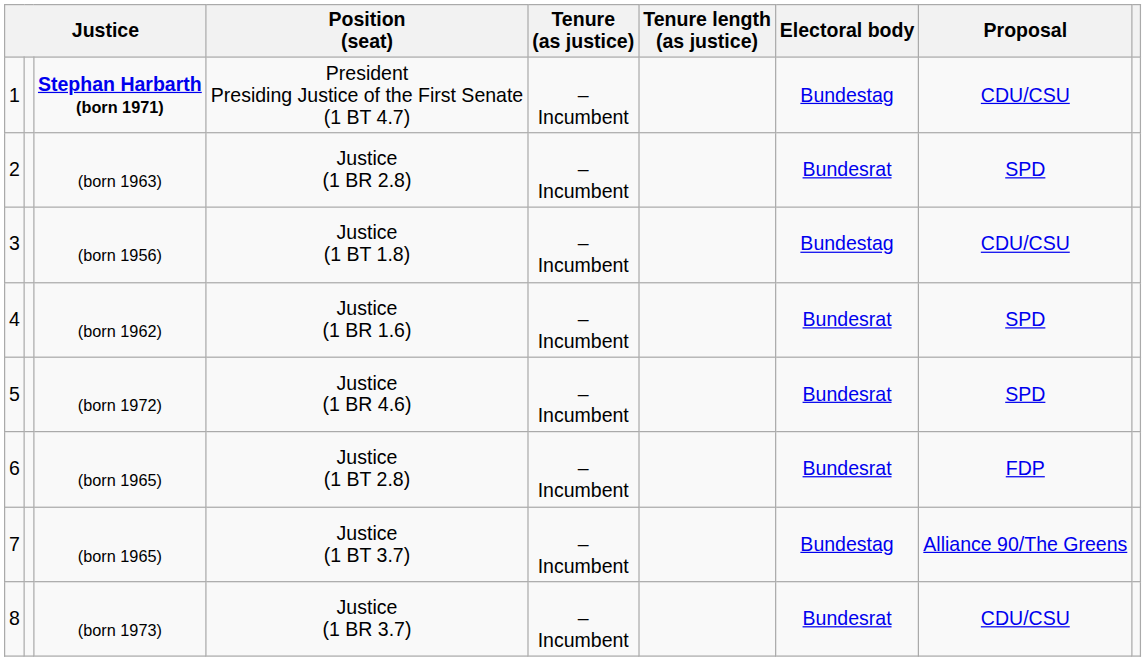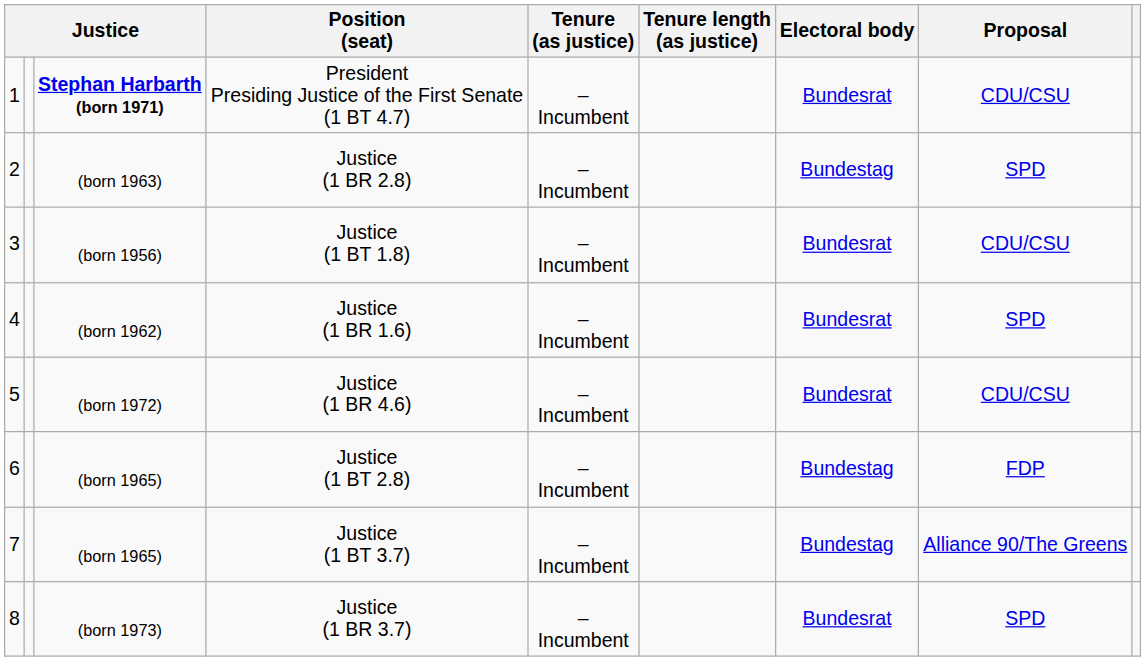(847, 94) Bundestag -> (847, 94) Bundesrat
(847, 169) Bundesrat -> (847, 169) Bundestag
(847, 244) Bundestag -> (847, 244) Bundesrat
(1025, 394) SPD -> (1025, 394) CDU/CSU
(847, 469) Bundesrat -> (847, 469) Bundestag
(1025, 618) CDU/CSU -> (1025, 618) SPD
